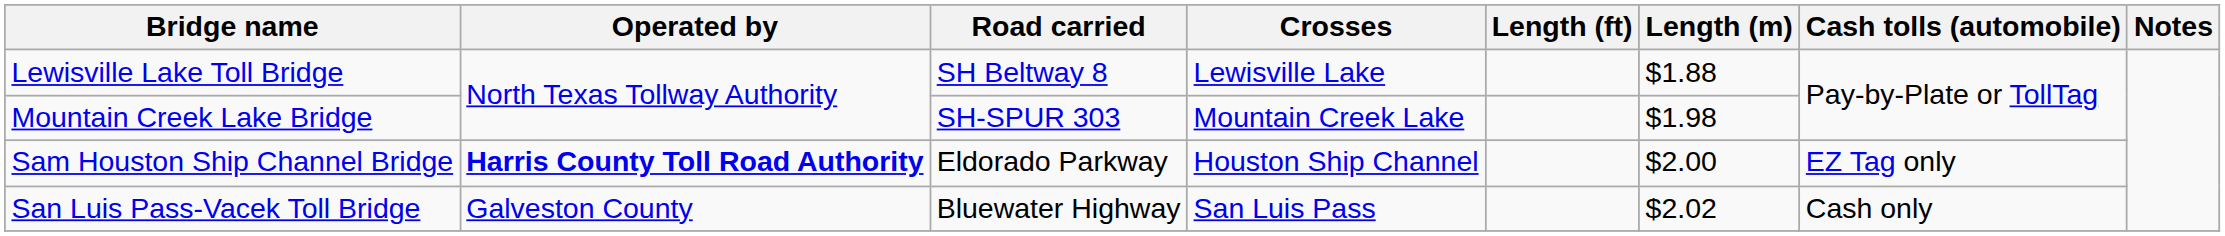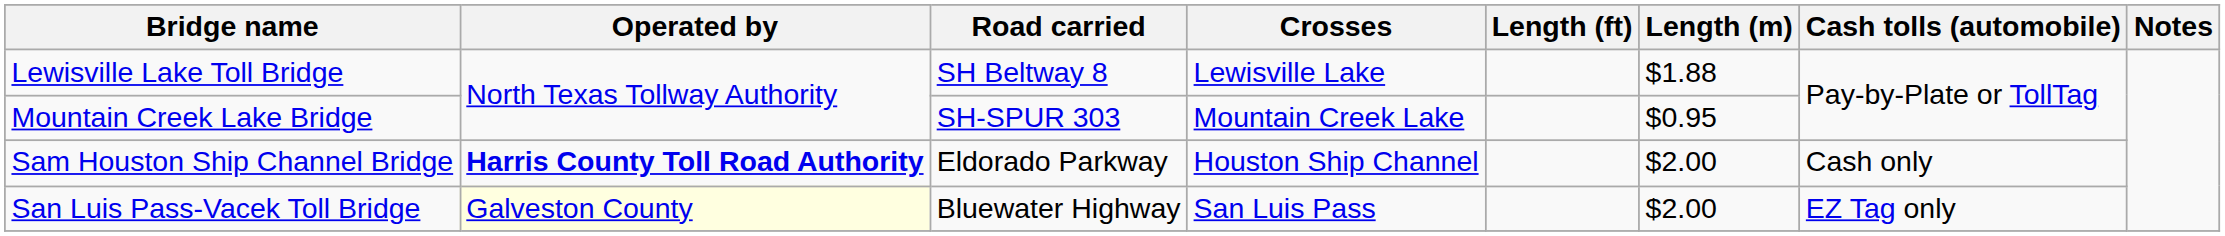(1681, 117) $1.98 -> (1681, 117) $0.95
(1881, 162) EZ Tag only -> (1869, 162) Cash only
(579, 207) no background -> (579, 207) lightyellow background
(1681, 207) $2.02 -> (1681, 207) $2.00
(1869, 207) Cash only -> (1881, 207) EZ Tag only
